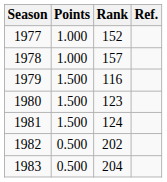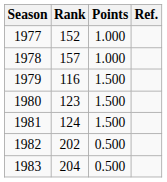columns swapped: (112, 15) <-> (72, 15)
